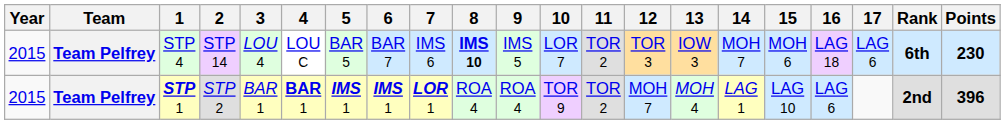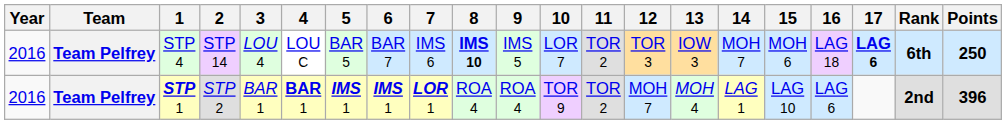(27, 53) 2015 -> (27, 53) 2016
(872, 52) normal -> (873, 53) bold
(971, 53) 230 -> (973, 53) 250
(27, 97) 2015 -> (27, 97) 2016
